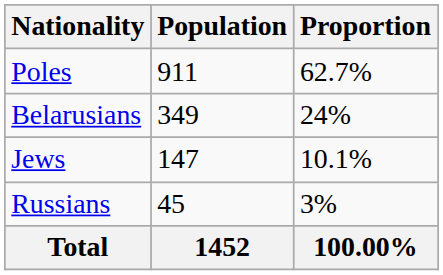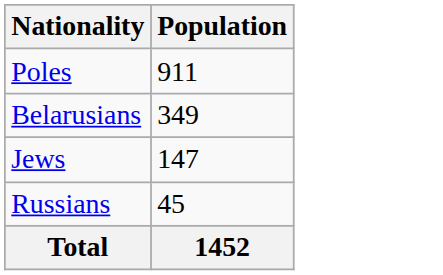- column: (365, 26)
